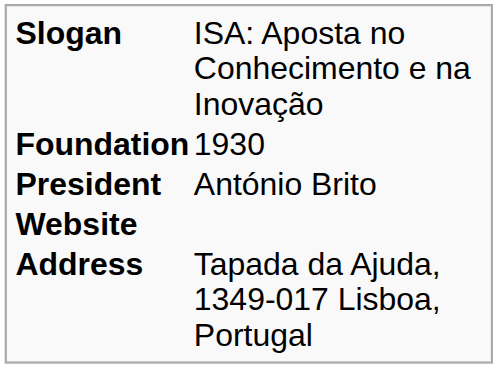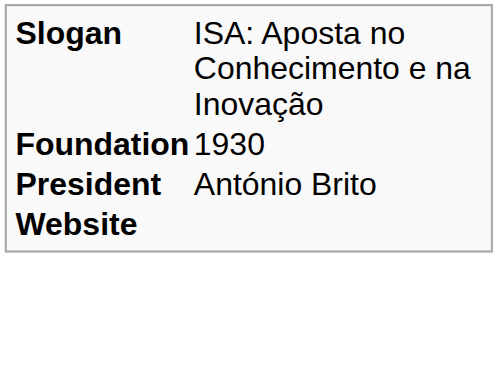- row: (79, 263)
